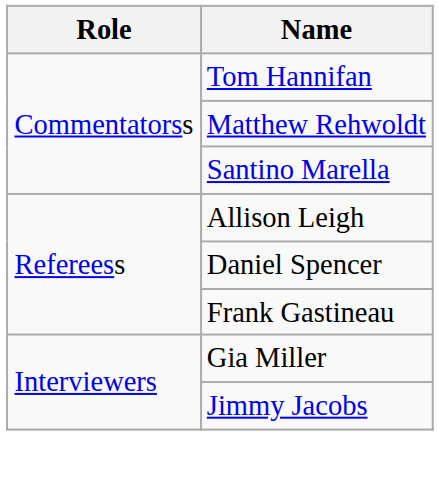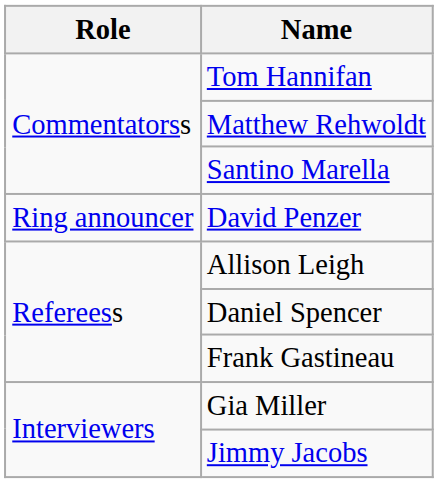+ row: (284, 217)
